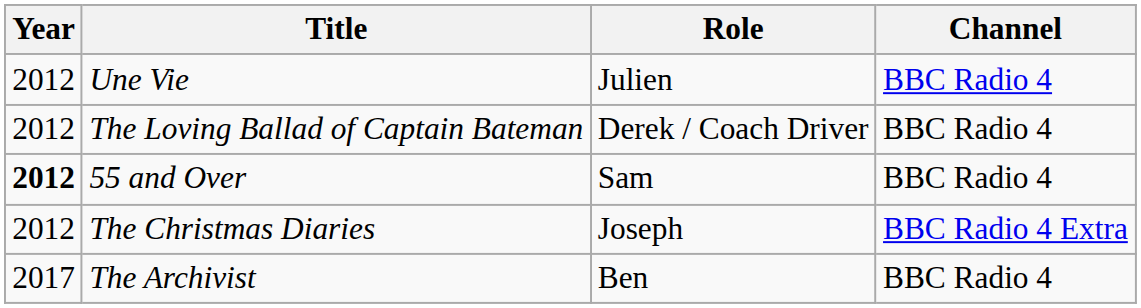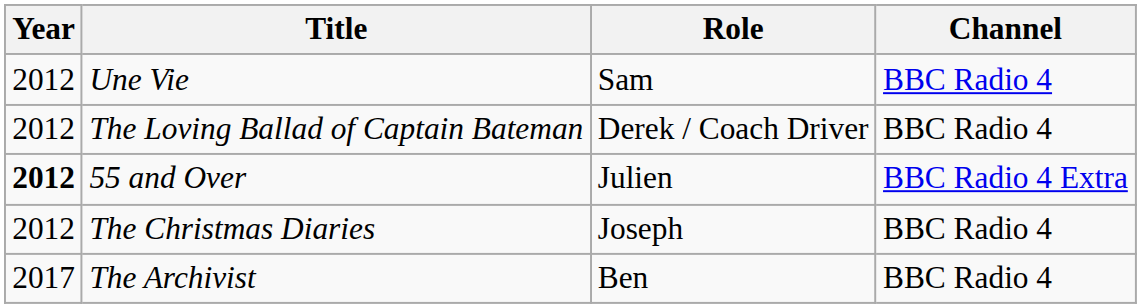(635, 79) Julien -> (626, 79) Sam
(626, 178) Sam -> (635, 178) Julien
(968, 178) BBC Radio 4 -> (1005, 178) BBC Radio 4 Extra
(1005, 228) BBC Radio 4 Extra -> (968, 228) BBC Radio 4
